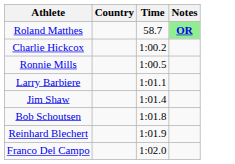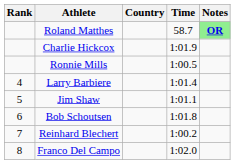+ column: (20, 13)
(153, 47) 1:00.2 -> (183, 47) 1:01.9
(153, 82) 1:01.1 -> (183, 82) 1:01.4
(153, 99) 1:01.4 -> (183, 99) 1:01.1
(153, 133) 1:01.9 -> (183, 133) 1:00.2
